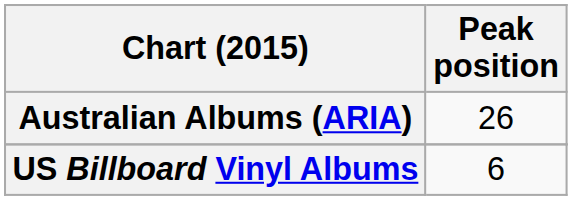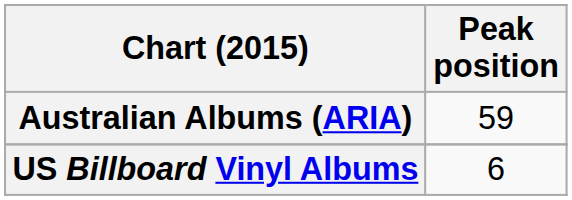(496, 117) 26 -> (496, 117) 59
